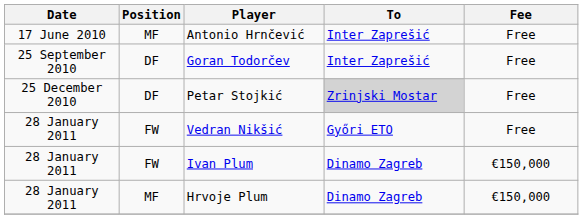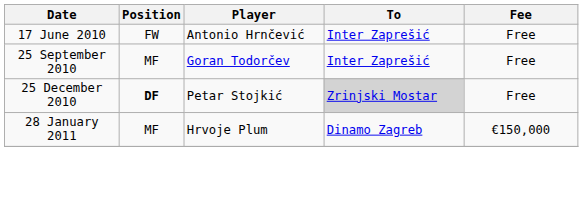(152, 34) MF -> (152, 34) FW
(152, 61) DF -> (152, 61) MF
(152, 95) normal -> (152, 95) bold
- row: (235, 129)
- row: (220, 163)
